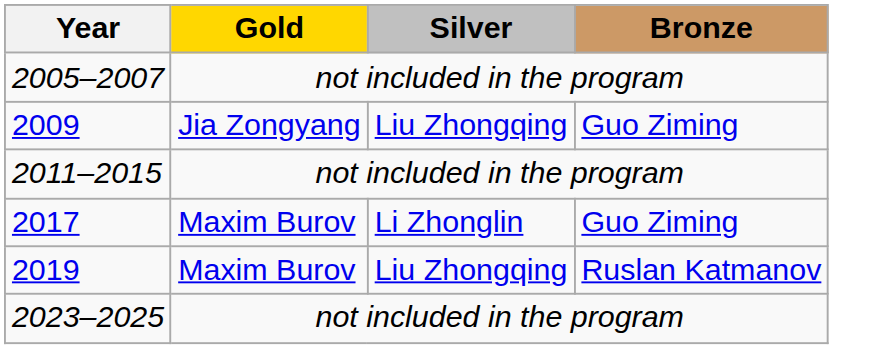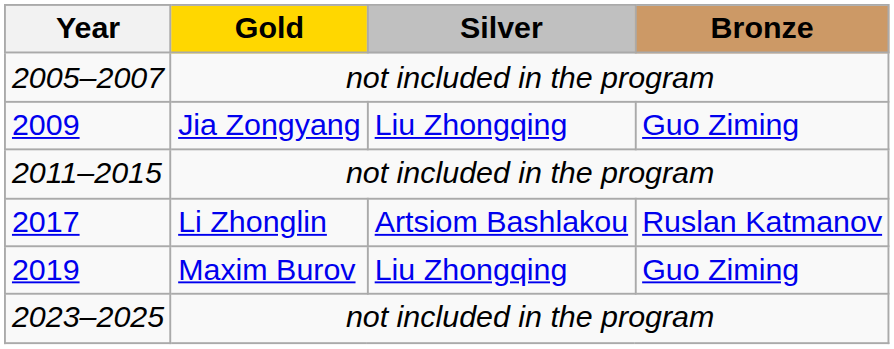(267, 221) Maxim Burov -> (253, 221) Li Zhonglin
(449, 221) Li Zhonglin -> (501, 221) Artsiom Bashlakou
(660, 221) Guo Ziming -> (762, 221) Ruslan Katmanov
(701, 269) Ruslan Katmanov -> (721, 269) Guo Ziming
